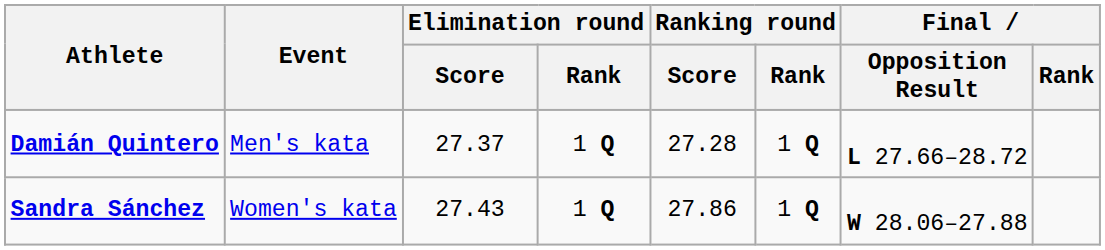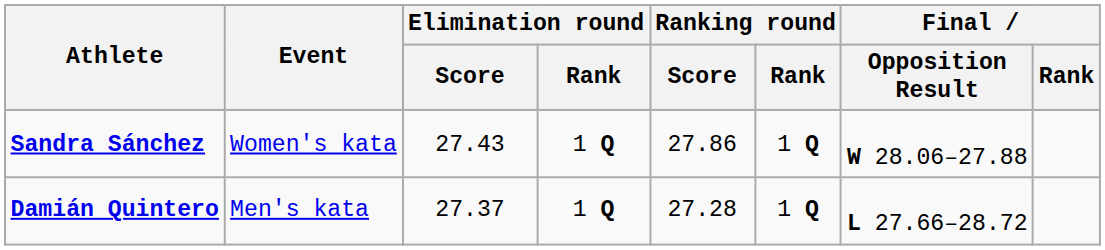rows swapped: (115, 144) <-> (108, 210)
